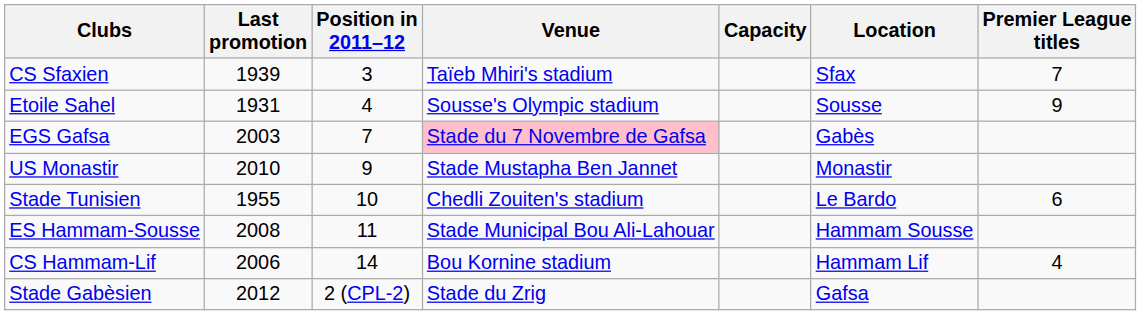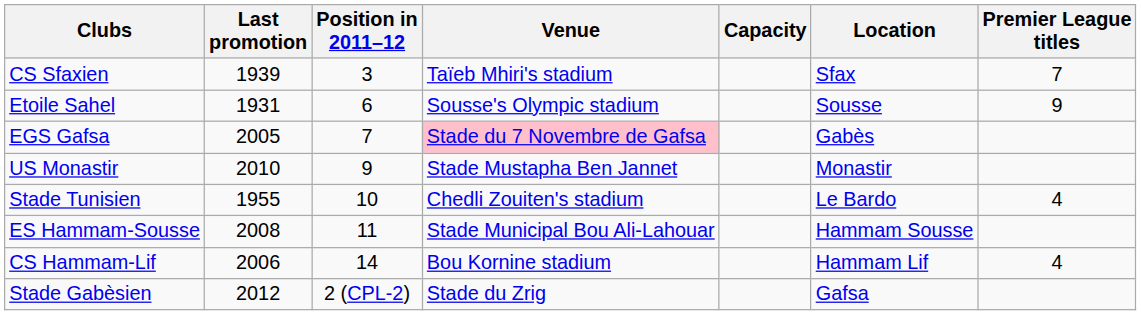(367, 105) 4 -> (367, 105) 6
(258, 136) 2003 -> (258, 136) 2005
(1057, 199) 6 -> (1057, 199) 4
